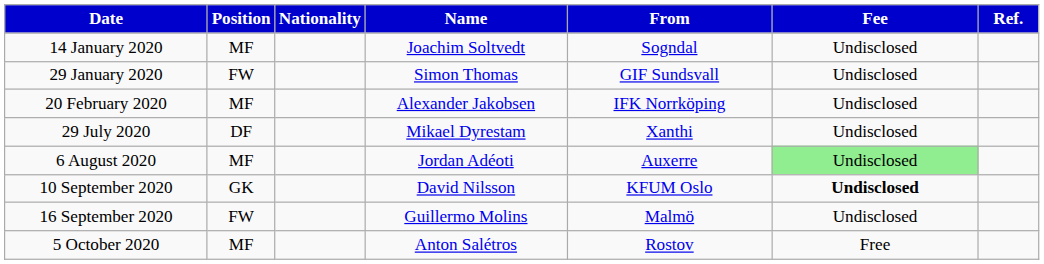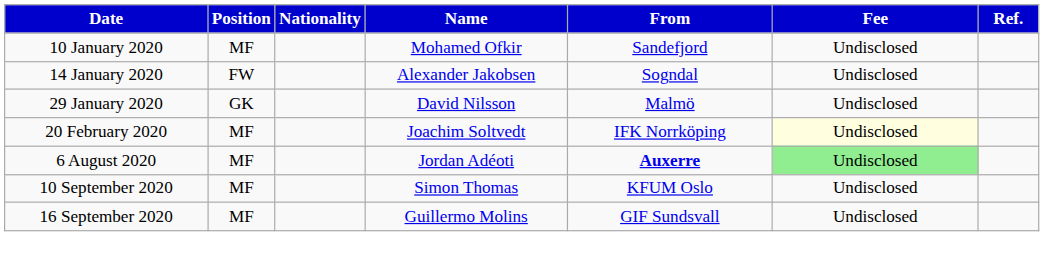+ row: (106, 47)
(241, 47) MF -> (241, 75) FW
(466, 47) Joachim Soltvedt -> (466, 75) Alexander Jakobsen
(241, 75) FW -> (241, 103) GK
(466, 75) Simon Thomas -> (466, 103) David Nilsson
(669, 75) GIF Sundsvall -> (670, 103) Malmö
(466, 103) Alexander Jakobsen -> (466, 132) Joachim Soltvedt
(875, 103) no background -> (875, 132) lightyellow background
- row: (106, 132)
(669, 160) normal -> (670, 160) bold
(241, 188) GK -> (241, 188) MF
(466, 188) David Nilsson -> (466, 188) Simon Thomas
(875, 188) bold -> (875, 188) normal
(241, 216) FW -> (241, 216) MF
(669, 216) Malmö -> (670, 216) GIF Sundsvall
- row: (106, 245)
